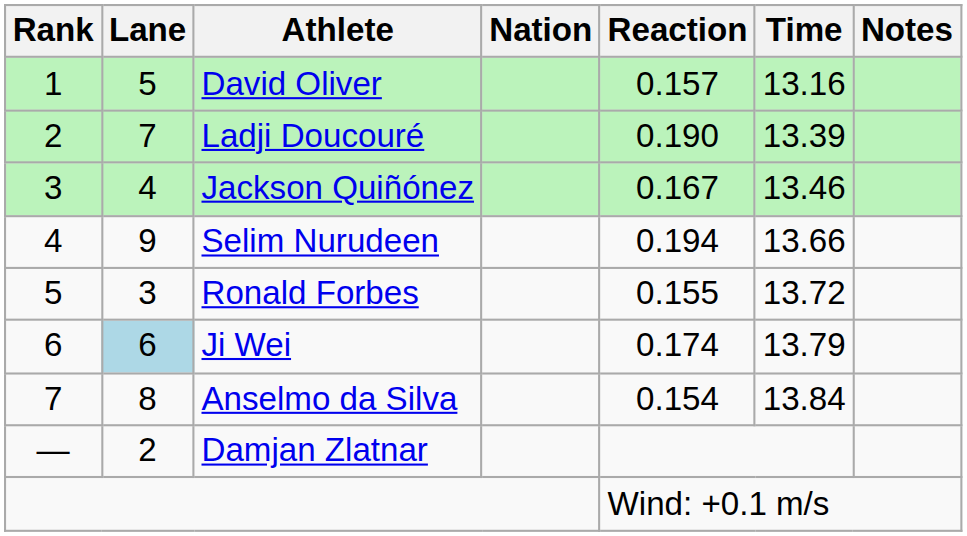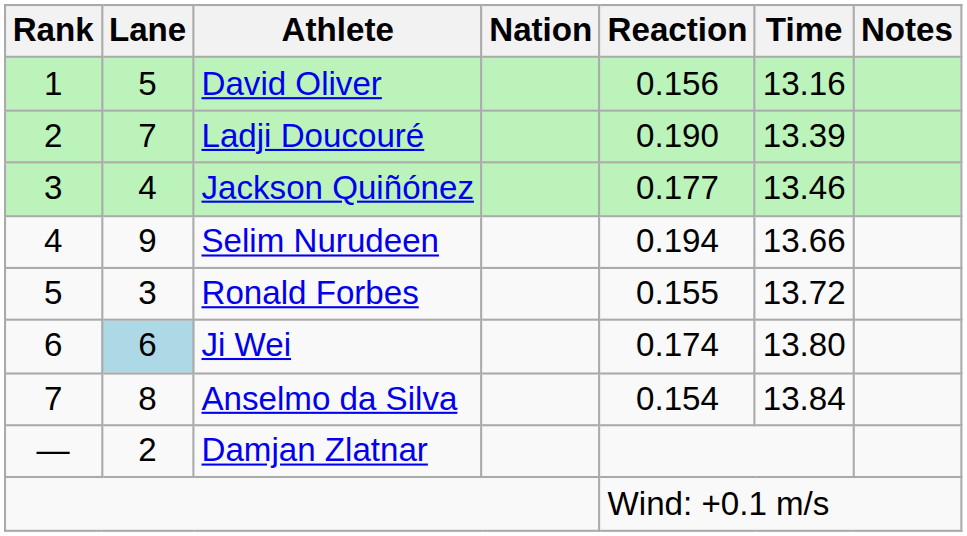(678, 83) 0.157 -> (678, 83) 0.156
(678, 188) 0.167 -> (678, 188) 0.177
(804, 345) 13.79 -> (804, 345) 13.80
